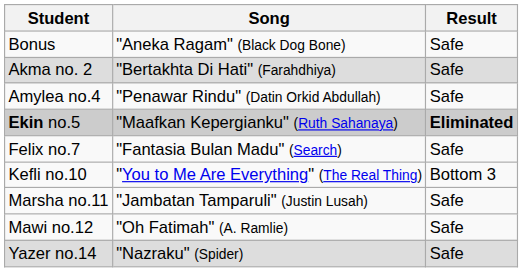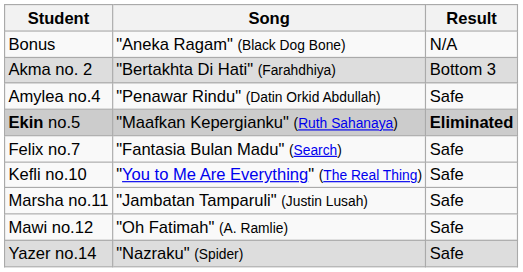(447, 44) Safe -> (444, 44) N/A
(447, 70) Safe -> (463, 70) Bottom 3
(463, 175) Bottom 3 -> (447, 175) Safe
